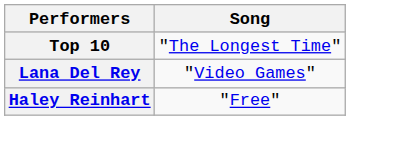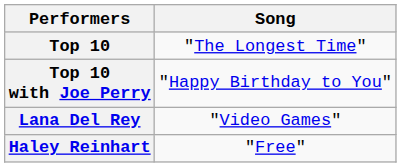+ row: (80, 83)
